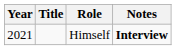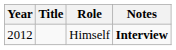(20, 34) 2021 -> (20, 34) 2012
